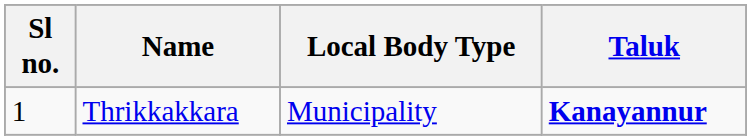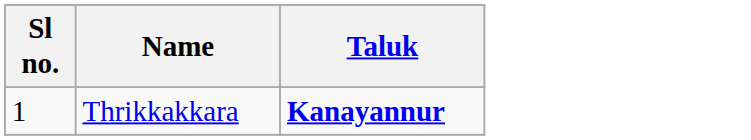- column: (411, 45)
